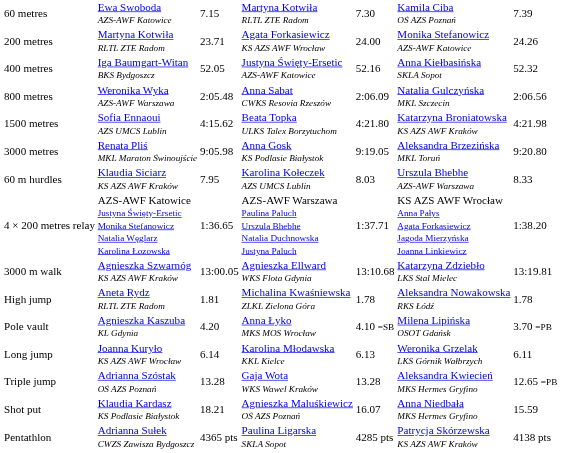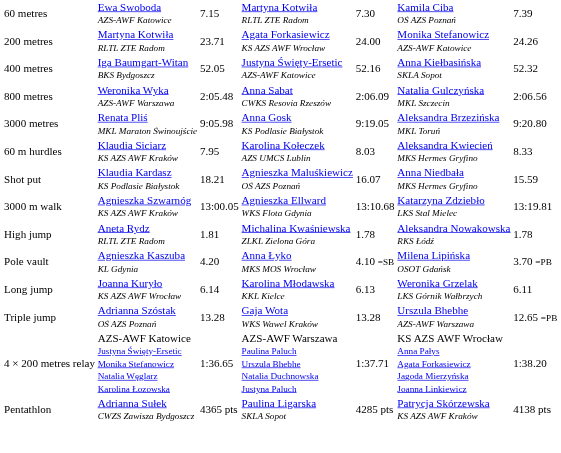- row: (31, 124)
(436, 179) Urszula Bhebhe AZS-AWF Warszawa -> (445, 151) Aleksandra Kwiecień MKS Hermes Gryfino
rows swapped: (49, 225) <-> (23, 409)
(445, 382) Aleksandra Kwiecień MKS Hermes Gryfino -> (436, 317) Urszula Bhebhe AZS-AWF Warszawa
